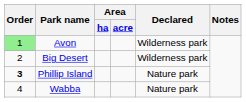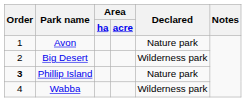(20, 43) lightgreen background -> (20, 43) no background
(172, 43) Wilderness park -> (172, 43) Nature park
(172, 89) Nature park -> (172, 89) Wilderness park
